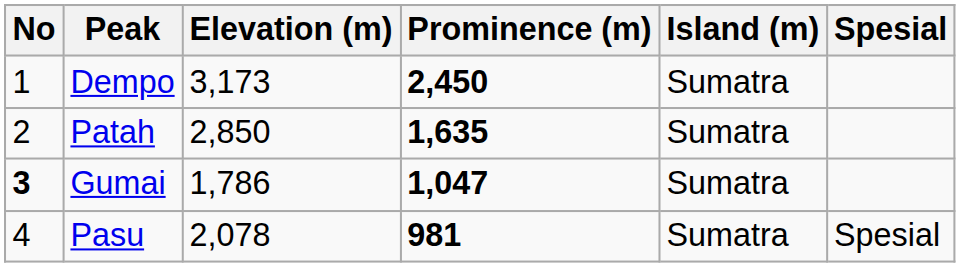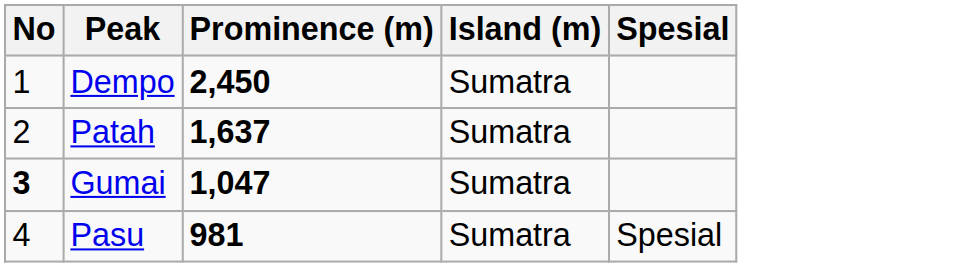- column: (291, 30)
(448, 132) 1,635 -> (230, 132) 1,637
